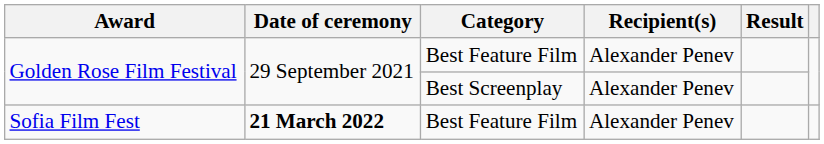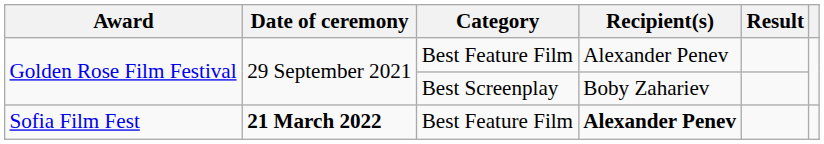(661, 88) Alexander Penev -> (646, 88) Boby Zahariev
(661, 121) normal -> (660, 121) bold
